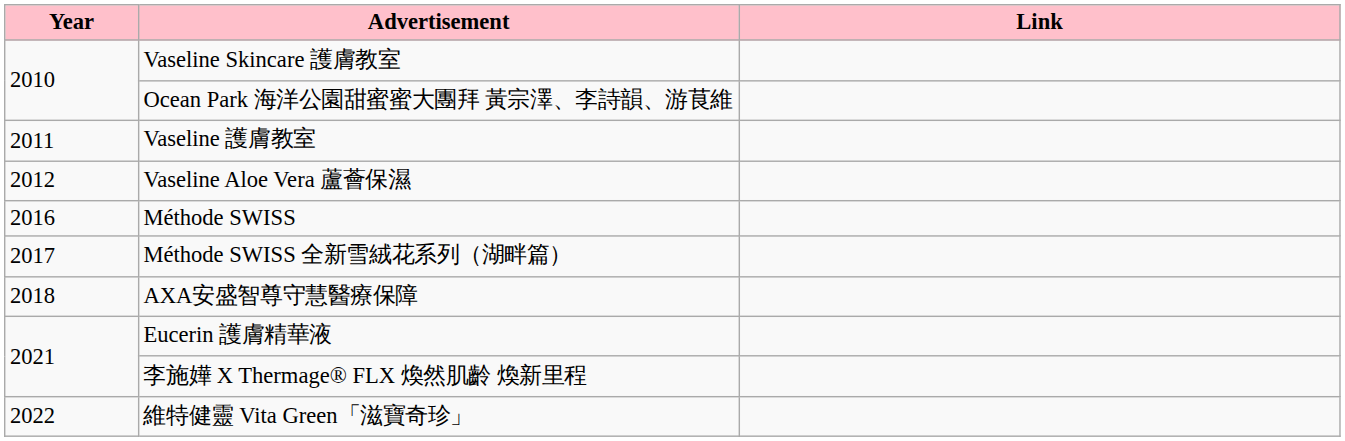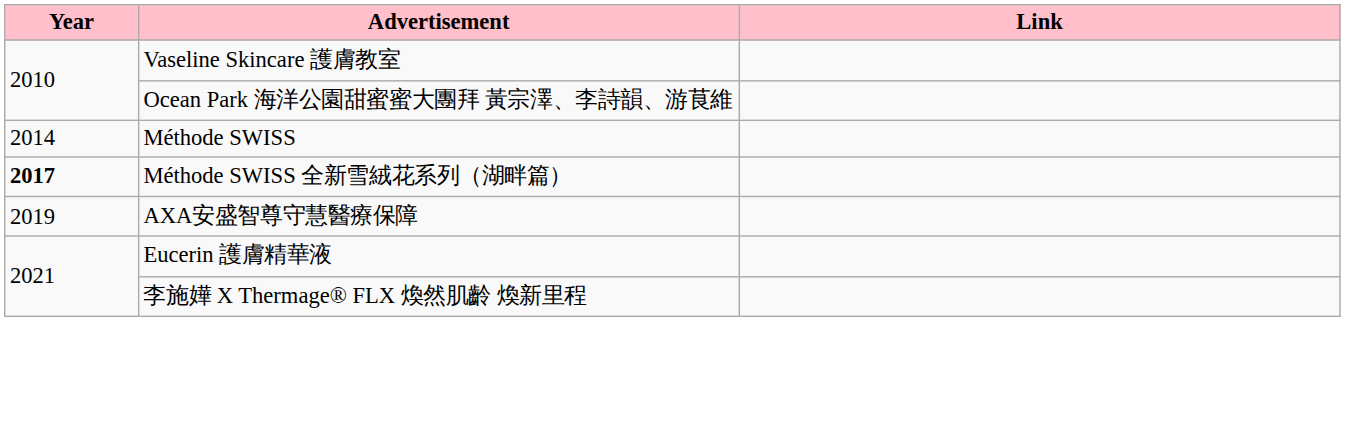- row: (230, 139)
- row: (277, 179)
(32, 218) 2016 -> (32, 138) 2014
(32, 256) normal -> (32, 176) bold
(32, 296) 2018 -> (32, 216) 2019
- row: (308, 415)
